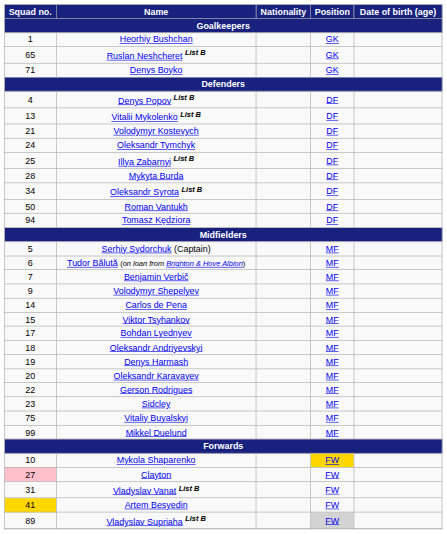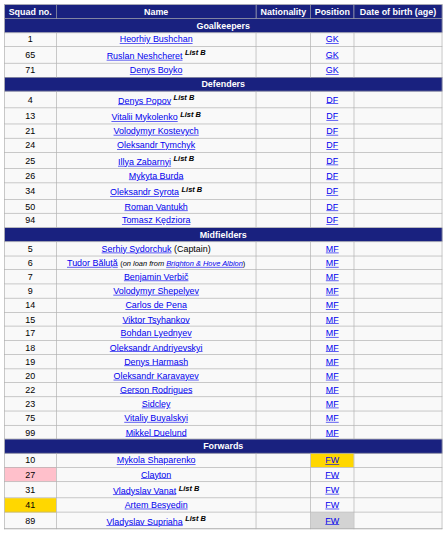(30, 176) 28 -> (30, 176) 26
